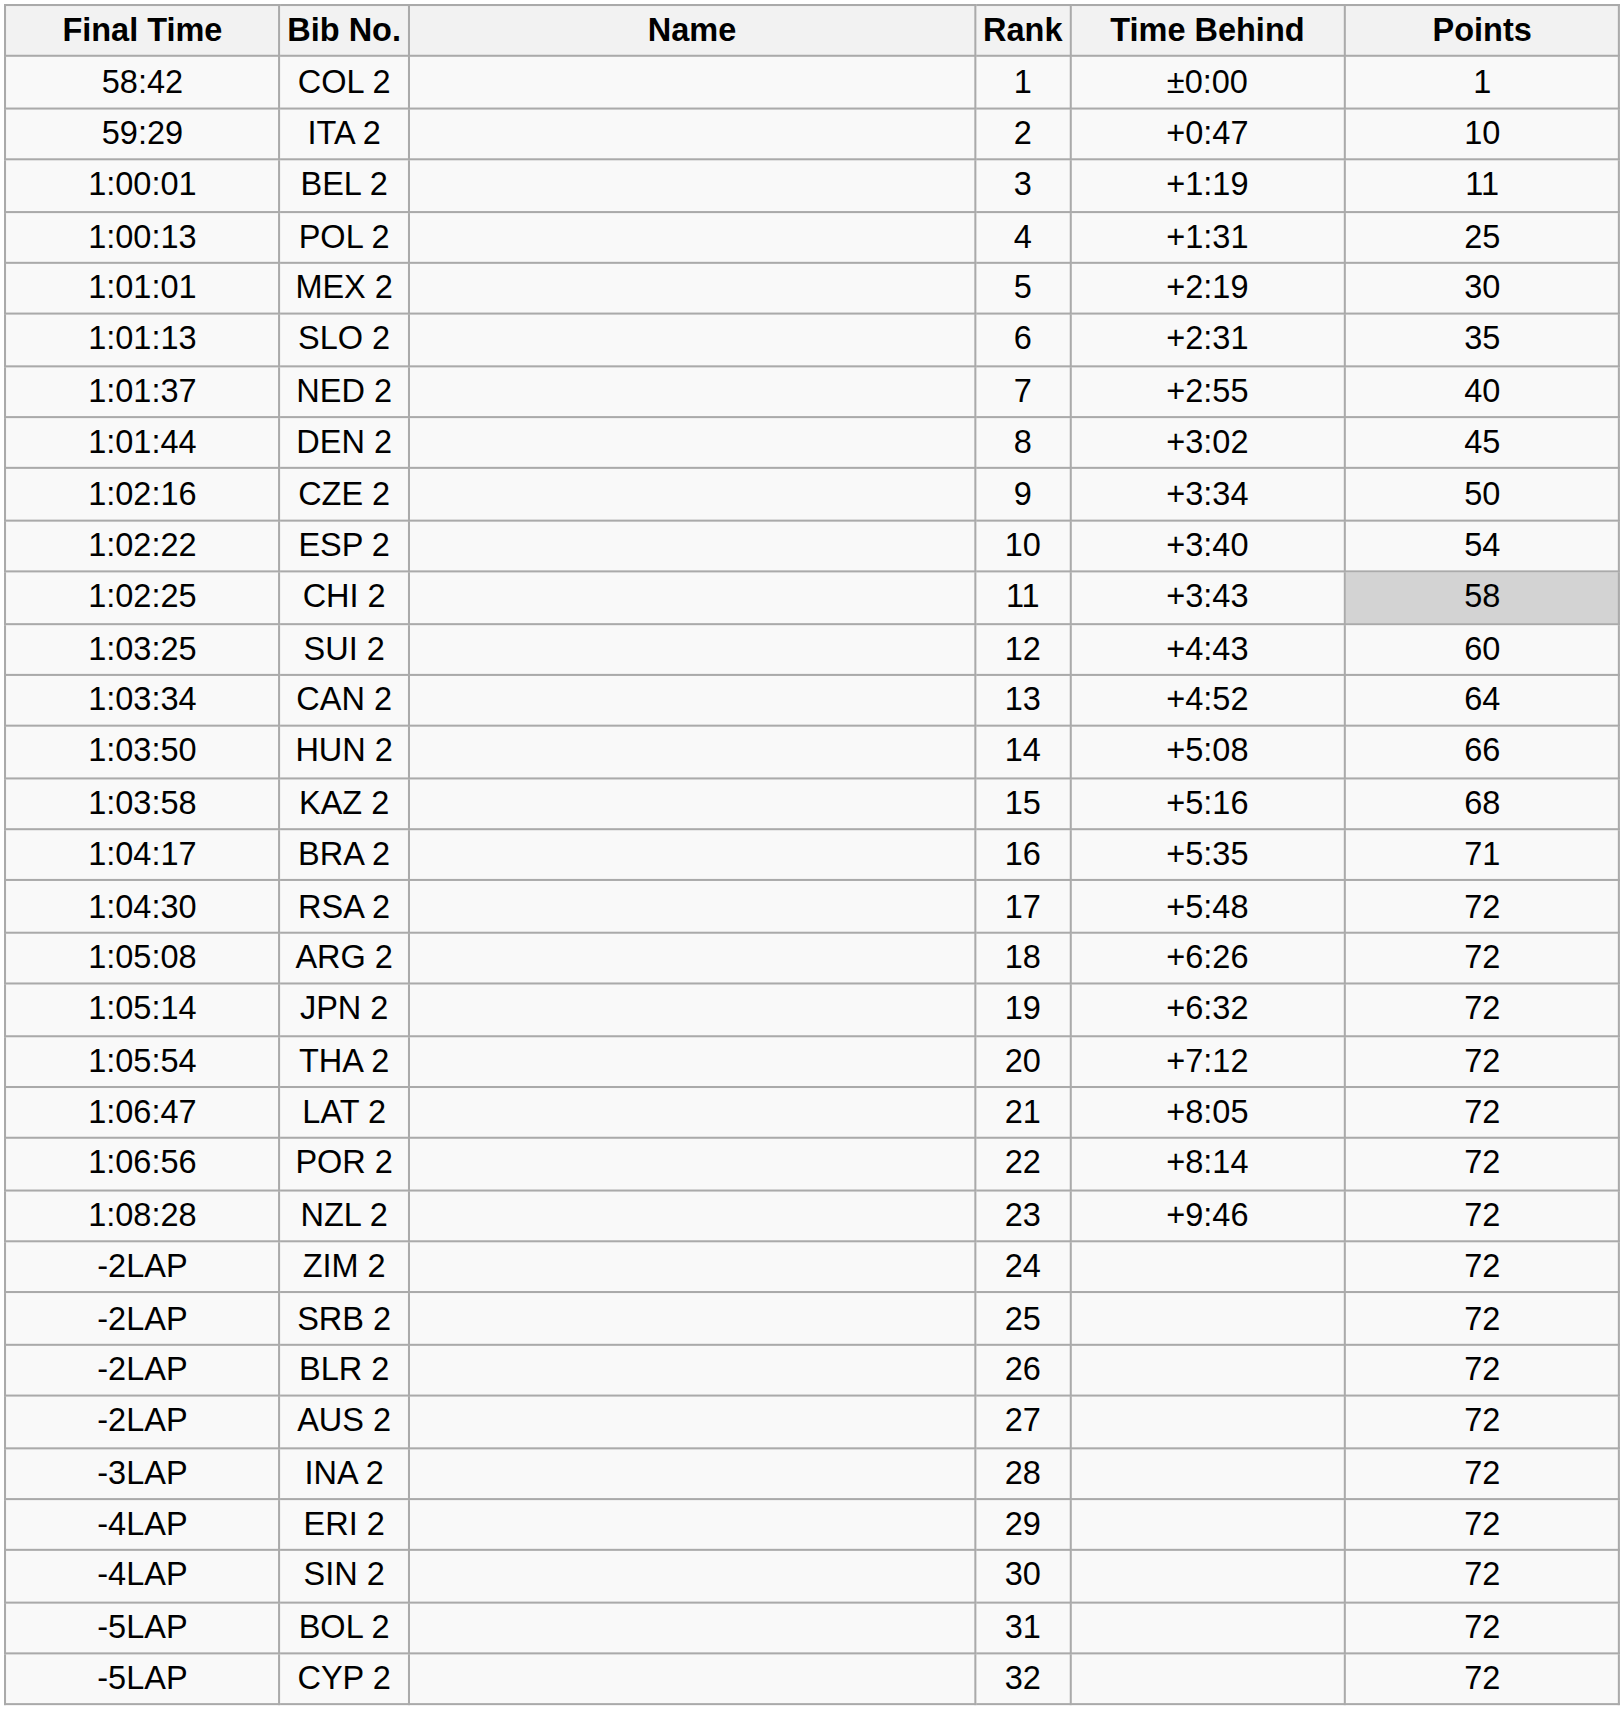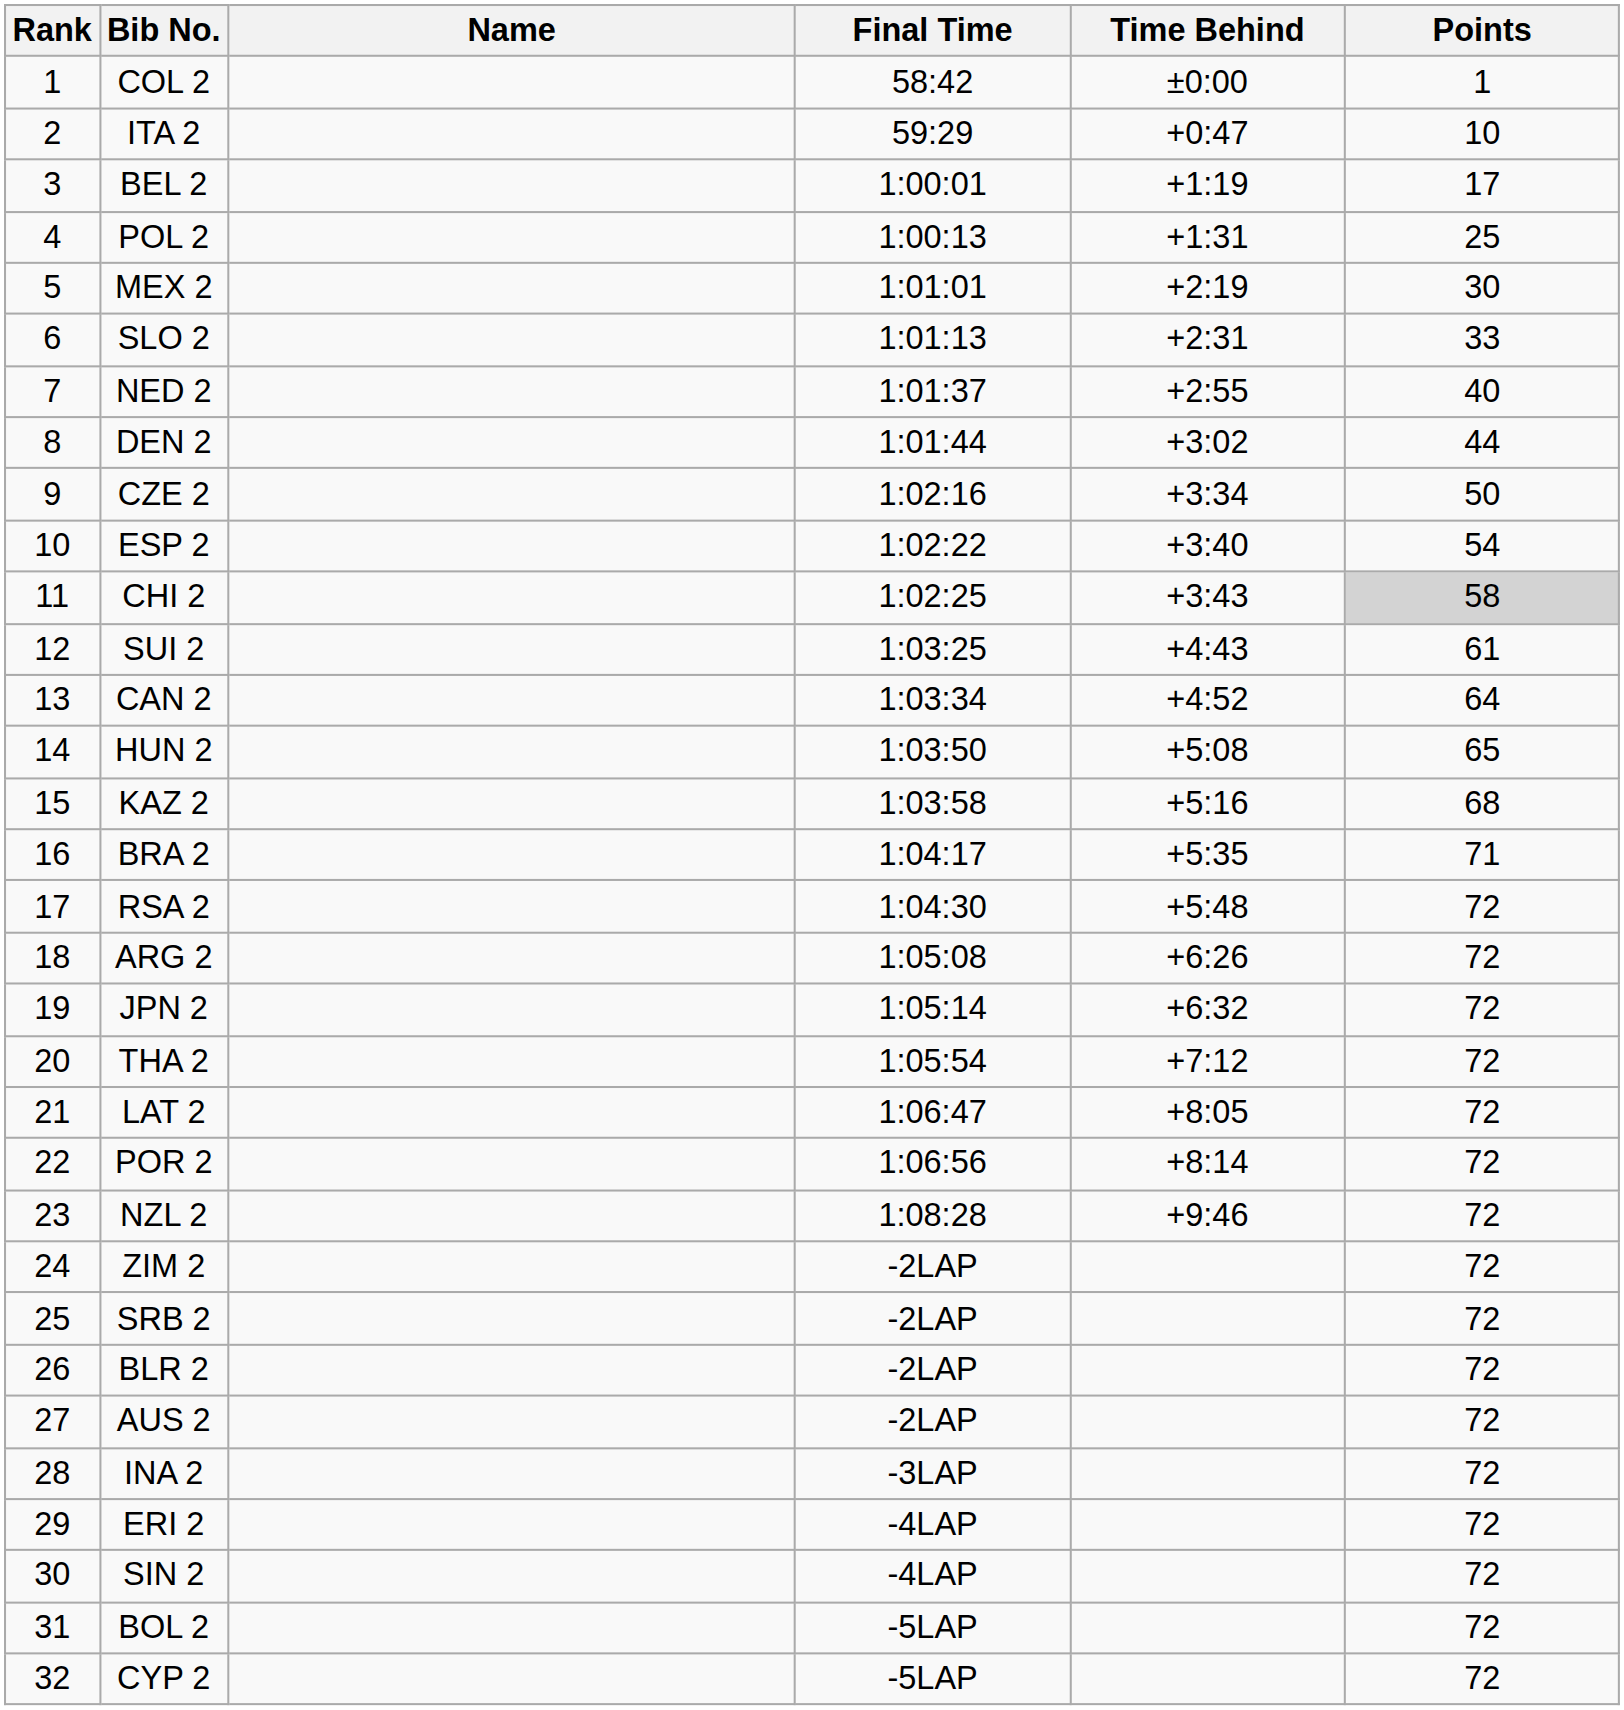columns swapped: (1023, 30) <-> (142, 30)
(1482, 184) 11 -> (1482, 184) 17
(1482, 339) 35 -> (1482, 339) 33
(1482, 442) 45 -> (1482, 442) 44
(1482, 648) 60 -> (1482, 648) 61
(1482, 751) 66 -> (1482, 751) 65
